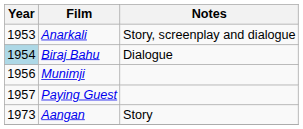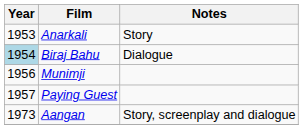(209, 34) Story, screenplay and dialogue -> (138, 34) Story
(138, 114) Story -> (209, 114) Story, screenplay and dialogue
